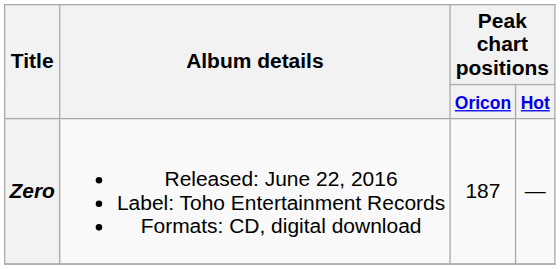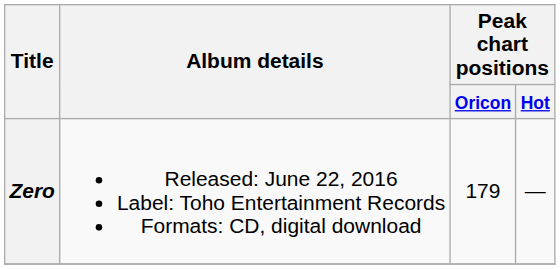(483, 191) 187 -> (483, 191) 179
